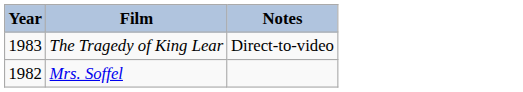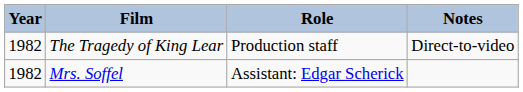+ column: (317, 18)
(25, 46) 1983 -> (25, 46) 1982
